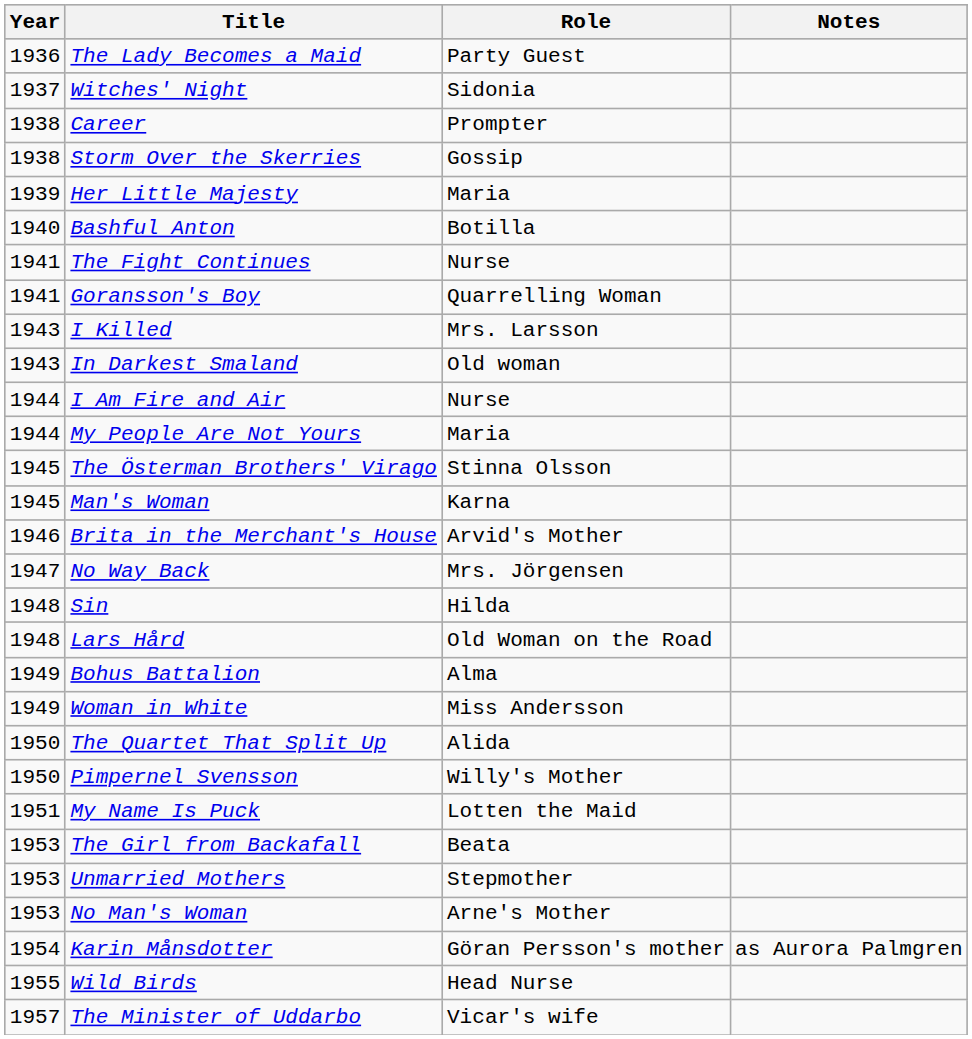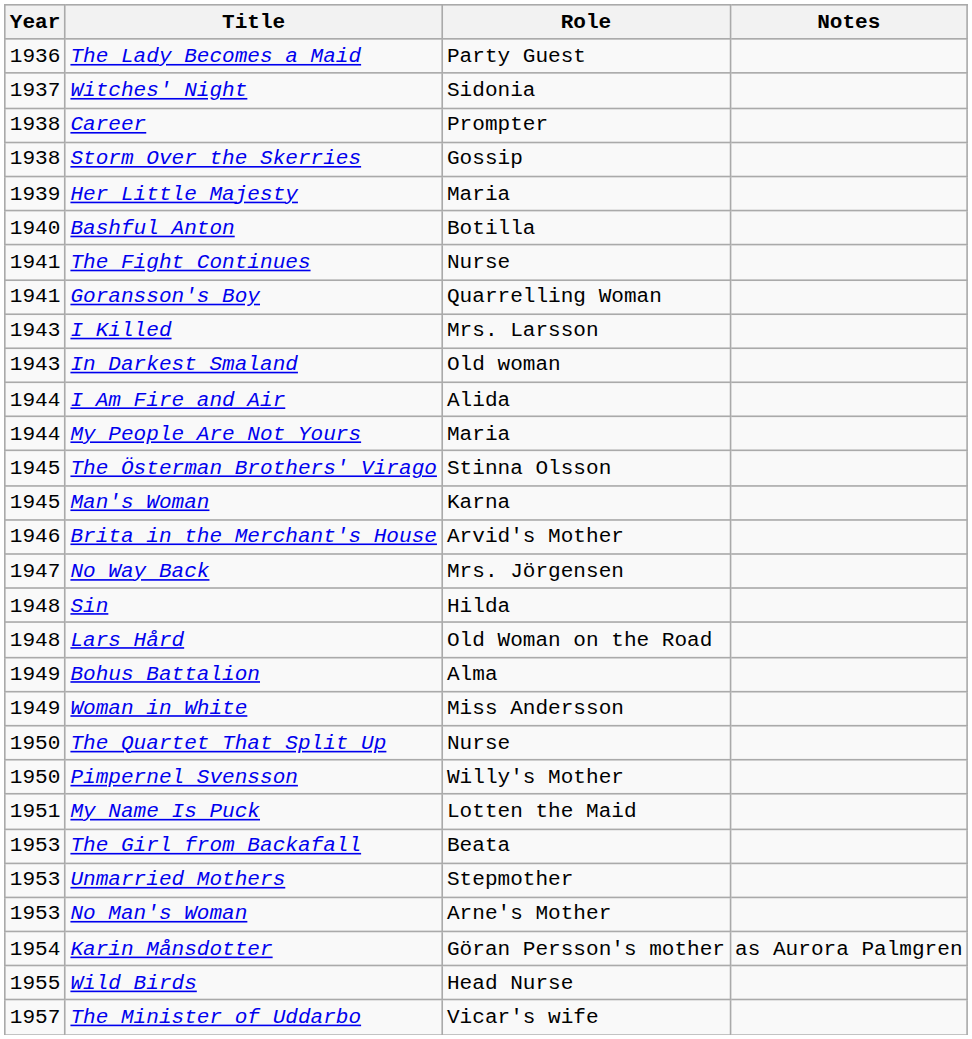(479, 400) Nurse -> (479, 400) Alida
(479, 743) Alida -> (479, 743) Nurse
